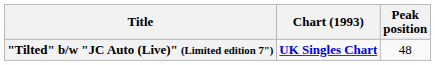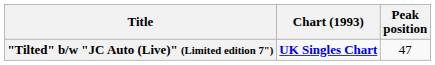(405, 49) 48 -> (405, 49) 47
